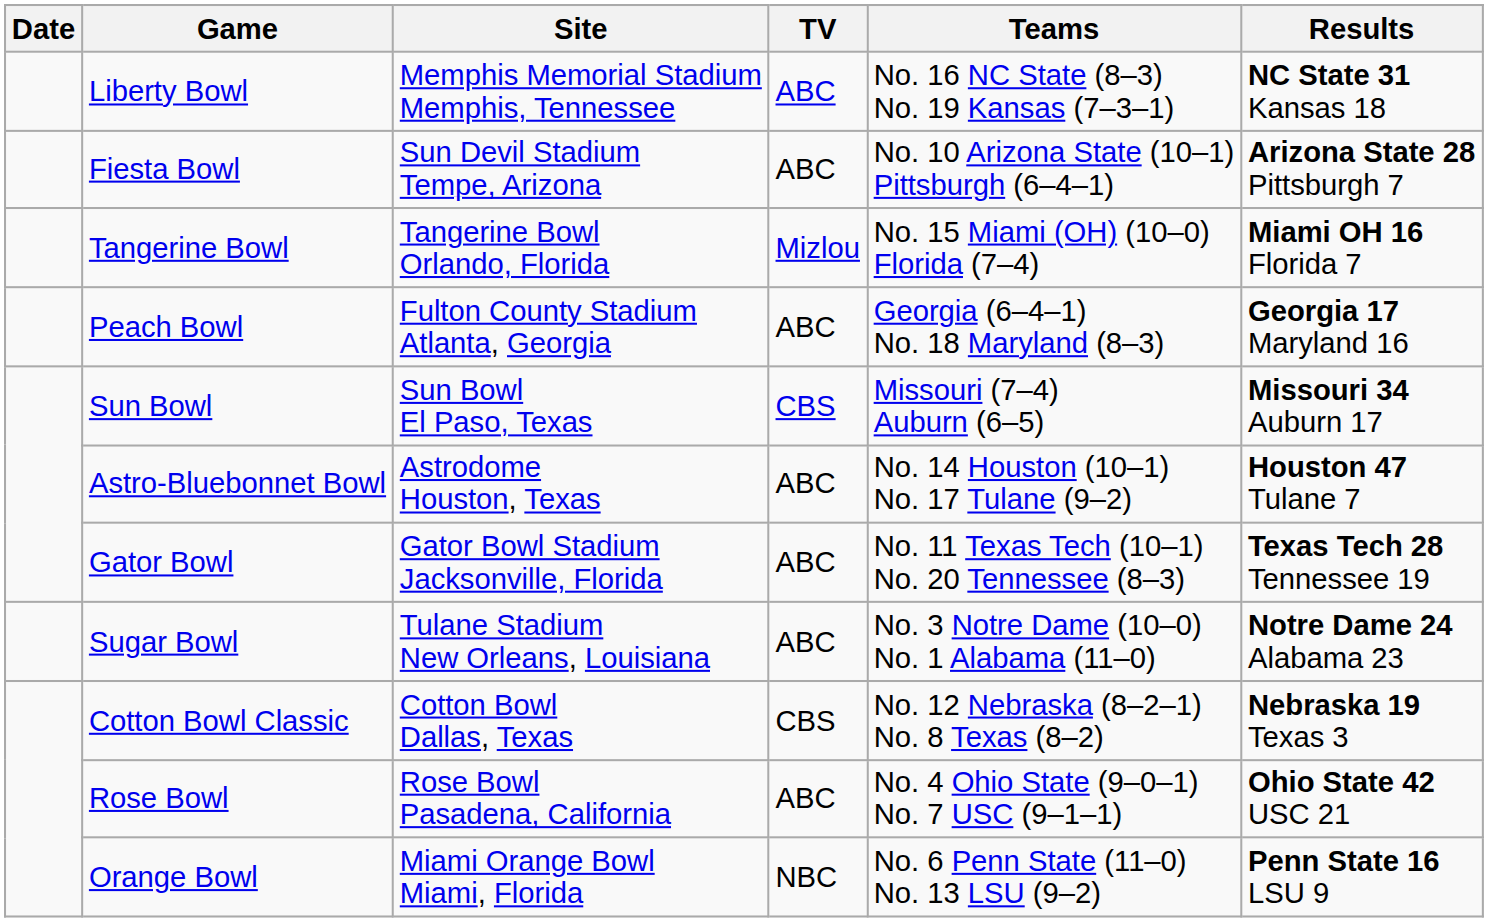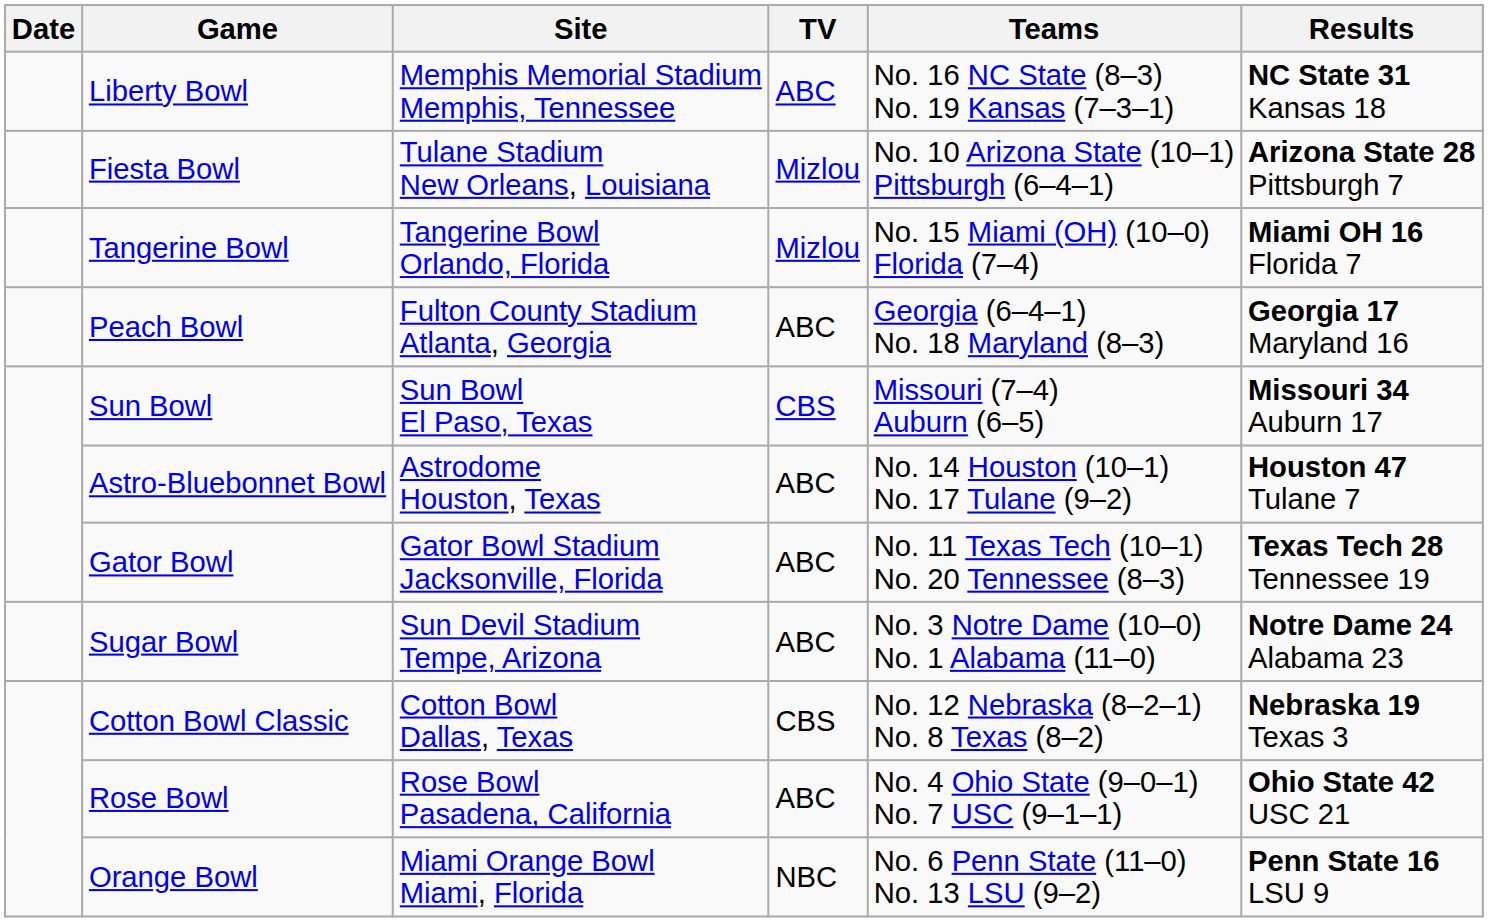(520, 170) Sun Devil Stadium Tempe, Arizona -> (555, 170) Tulane Stadium New Orleans, Louisiana
(806, 170) ABC -> (818, 170) Mizlou
(555, 642) Tulane Stadium New Orleans, Louisiana -> (520, 642) Sun Devil Stadium Tempe, Arizona
